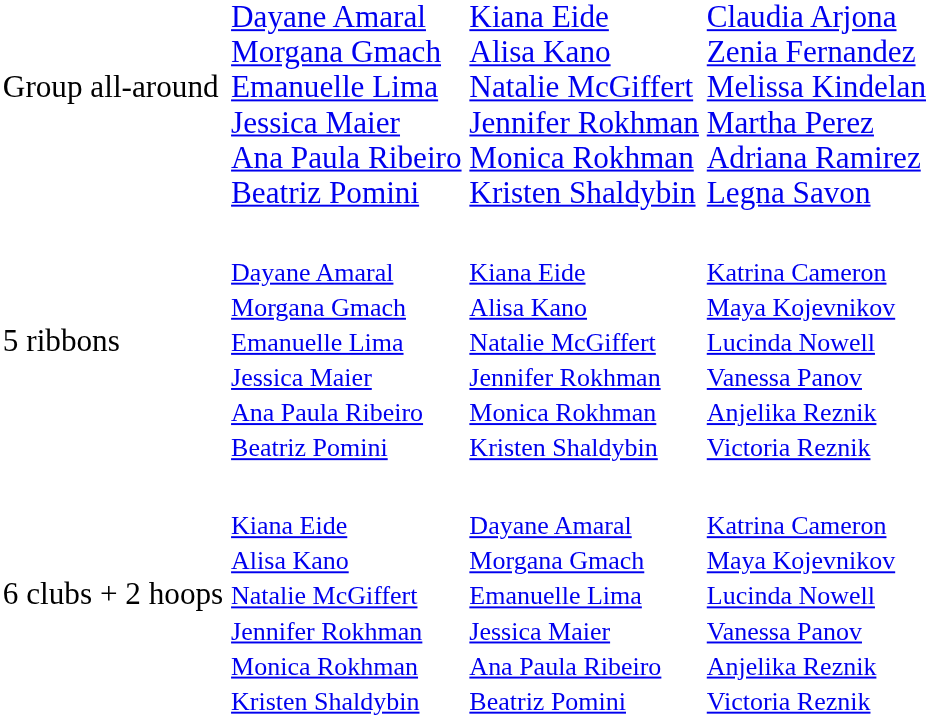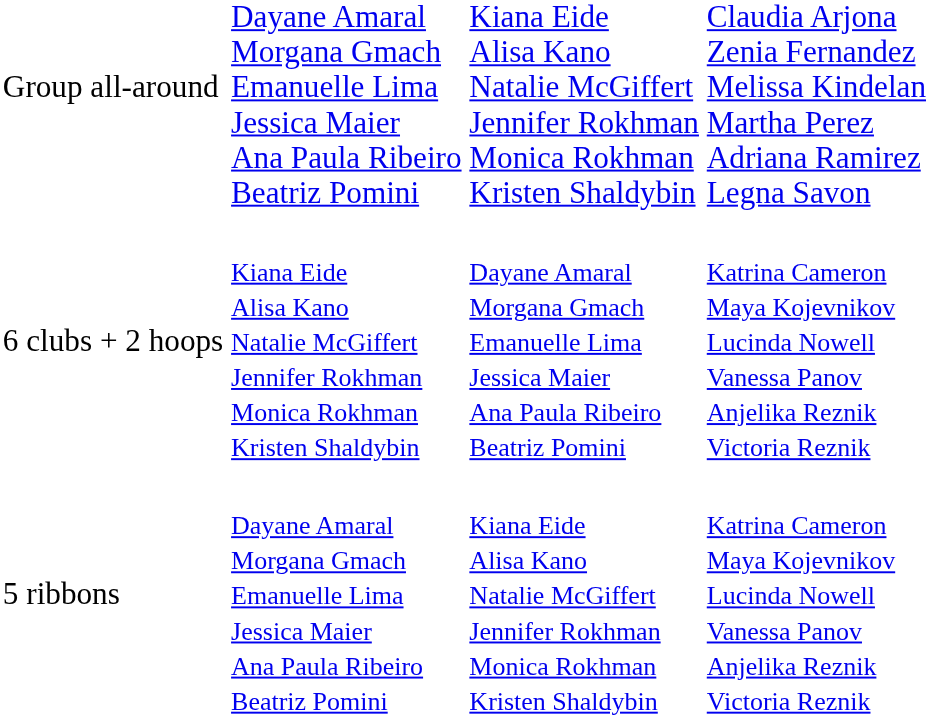rows swapped: (61, 340) <-> (113, 594)
